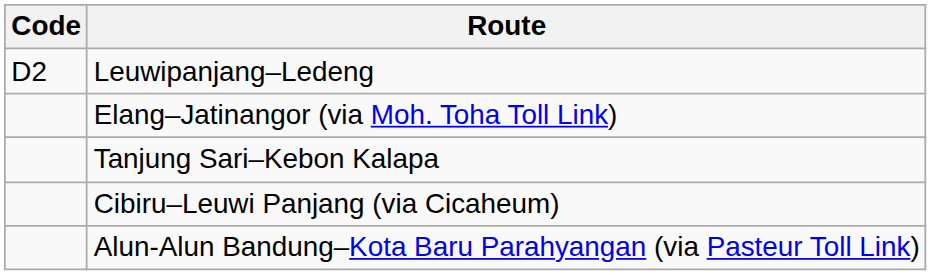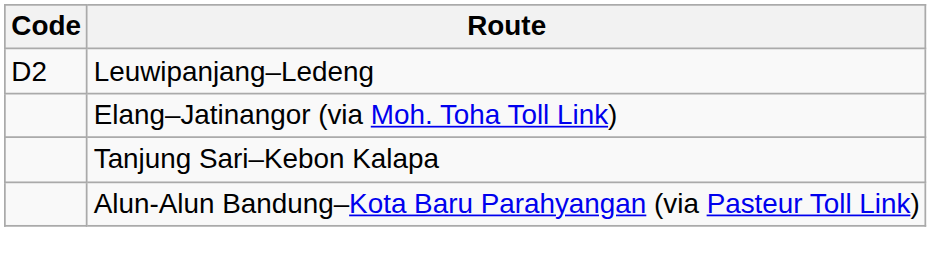- row: (327, 203)
